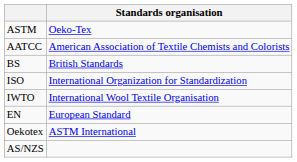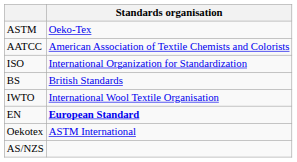rows swapped: (13, 64) <-> (15, 81)
(90, 115) normal -> (94, 115) bold
